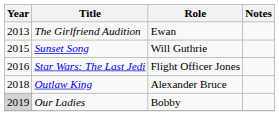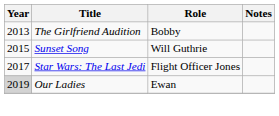(163, 31) Ewan -> (166, 31) Bobby
(18, 66) 2016 -> (18, 66) 2017
- row: (63, 84)
(166, 102) Bobby -> (163, 84) Ewan
